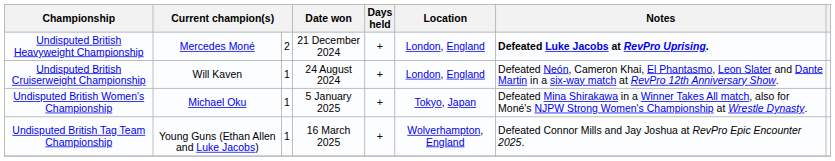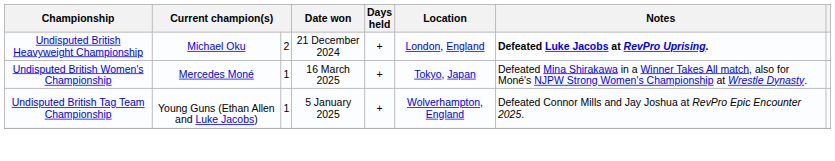(217, 46) Mercedes Moné -> (216, 46) Michael Oku
- row: (79, 74)
(217, 102) Michael Oku -> (216, 74) Mercedes Moné
(329, 102) 5 January 2025 -> (328, 74) 16 March 2025
(329, 136) 16 March 2025 -> (328, 108) 5 January 2025
